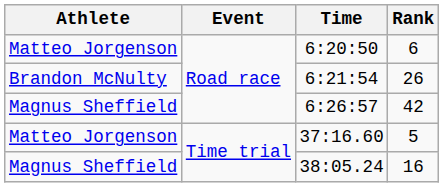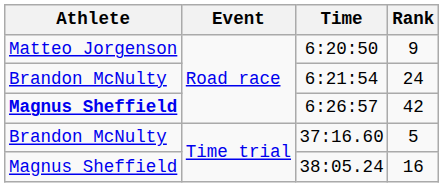(413, 49) 6 -> (413, 49) 9
(413, 78) 26 -> (413, 78) 24
(93, 108) normal -> (93, 108) bold
(93, 137) Matteo Jorgenson -> (88, 137) Brandon McNulty
